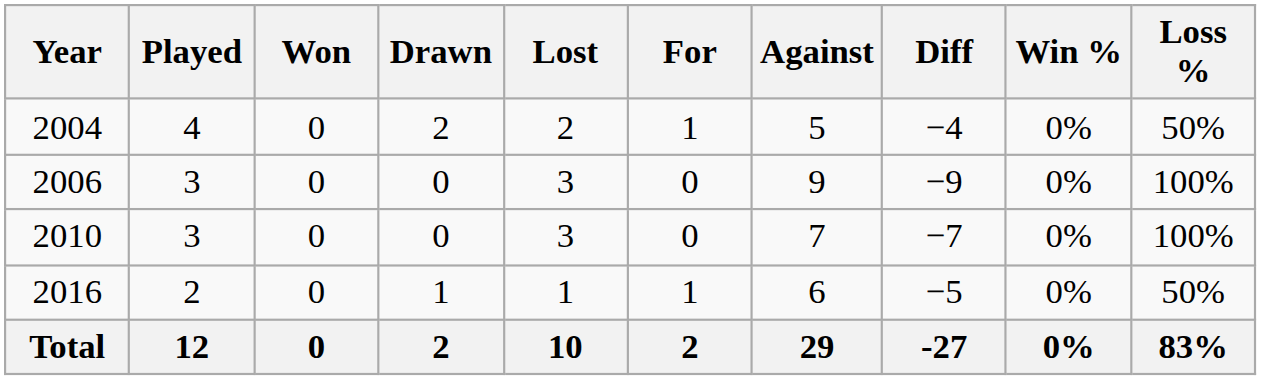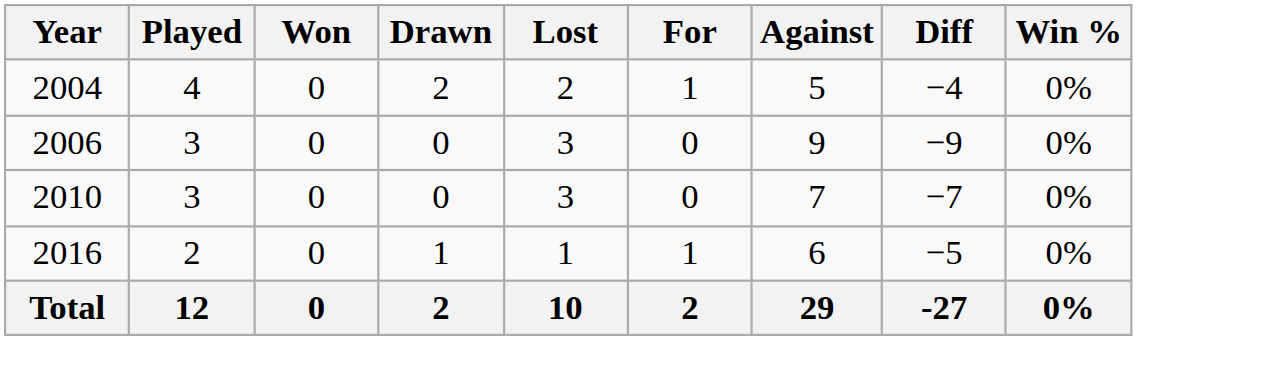- column: (1193, 51)
